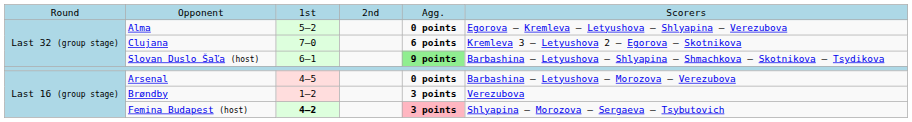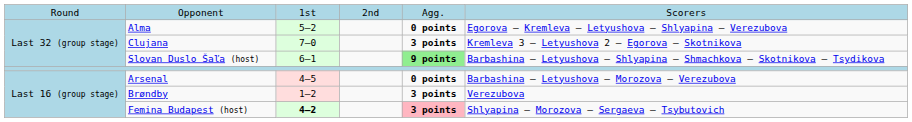(433, 43) 6 points -> (433, 43) 3 points
